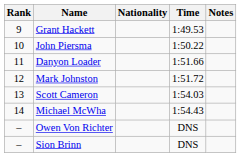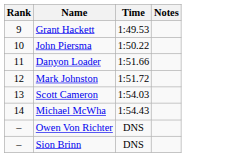- column: (142, 12)
